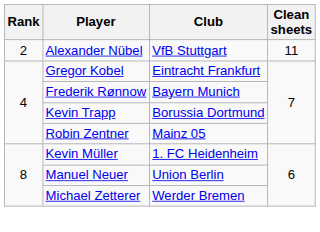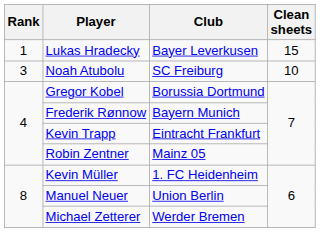+ row: (93, 50)
- row: (94, 50)
+ row: (85, 71)
(206, 71) Eintracht Frankfurt -> (208, 92) Borussia Dortmund
(208, 112) Borussia Dortmund -> (206, 133) Eintracht Frankfurt
